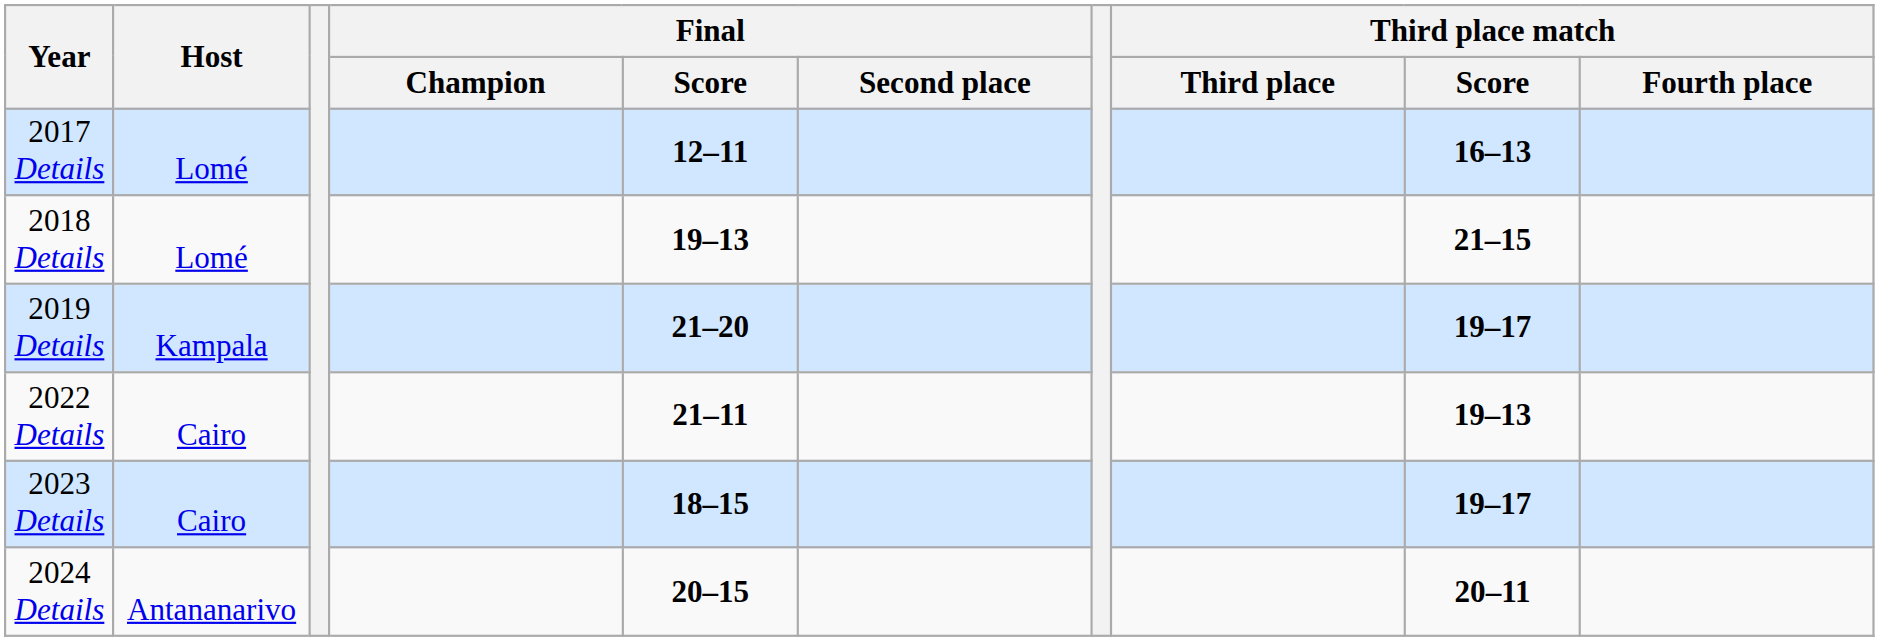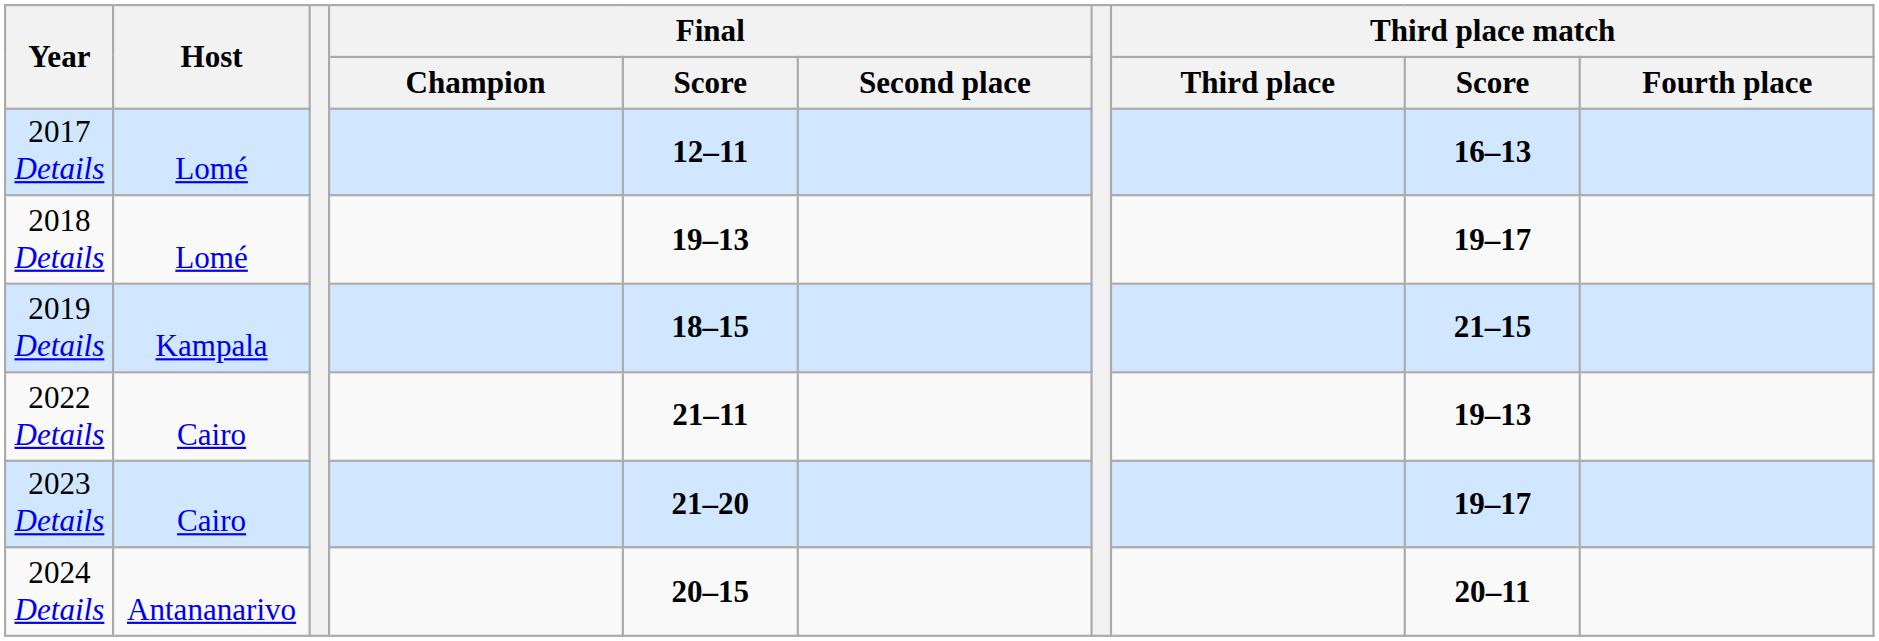(1493, 239) 21–15 -> (1493, 239) 19–17
(710, 327) 21–20 -> (710, 327) 18–15
(1493, 327) 19–17 -> (1493, 327) 21–15
(710, 503) 18–15 -> (710, 503) 21–20
